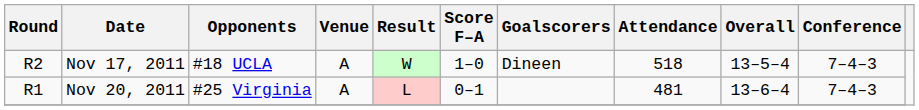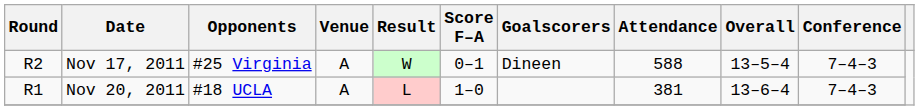(232, 64) #18 UCLA -> (252, 64) #25 Virginia
(469, 64) 1–0 -> (469, 64) 0–1
(668, 64) 518 -> (668, 64) 588
(252, 91) #25 Virginia -> (232, 91) #18 UCLA
(469, 91) 0–1 -> (469, 91) 1–0
(668, 91) 481 -> (668, 91) 381
